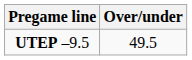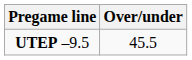(143, 42) 49.5 -> (143, 42) 45.5
